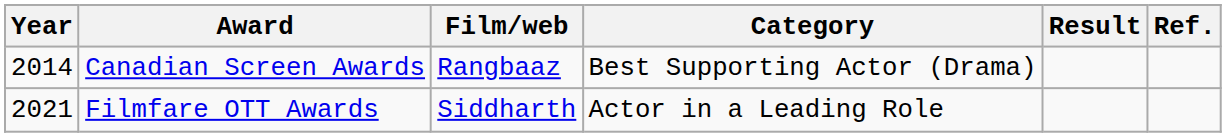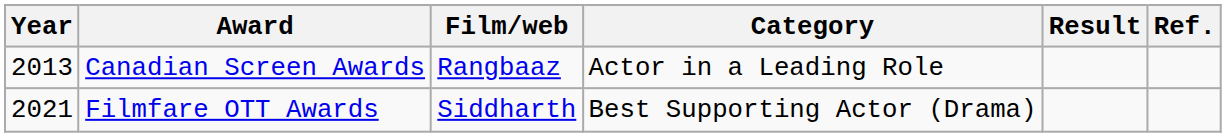(42, 68) 2014 -> (42, 68) 2013
(813, 68) Best Supporting Actor (Drama) -> (766, 68) Actor in a Leading Role
(766, 110) Actor in a Leading Role -> (813, 110) Best Supporting Actor (Drama)
